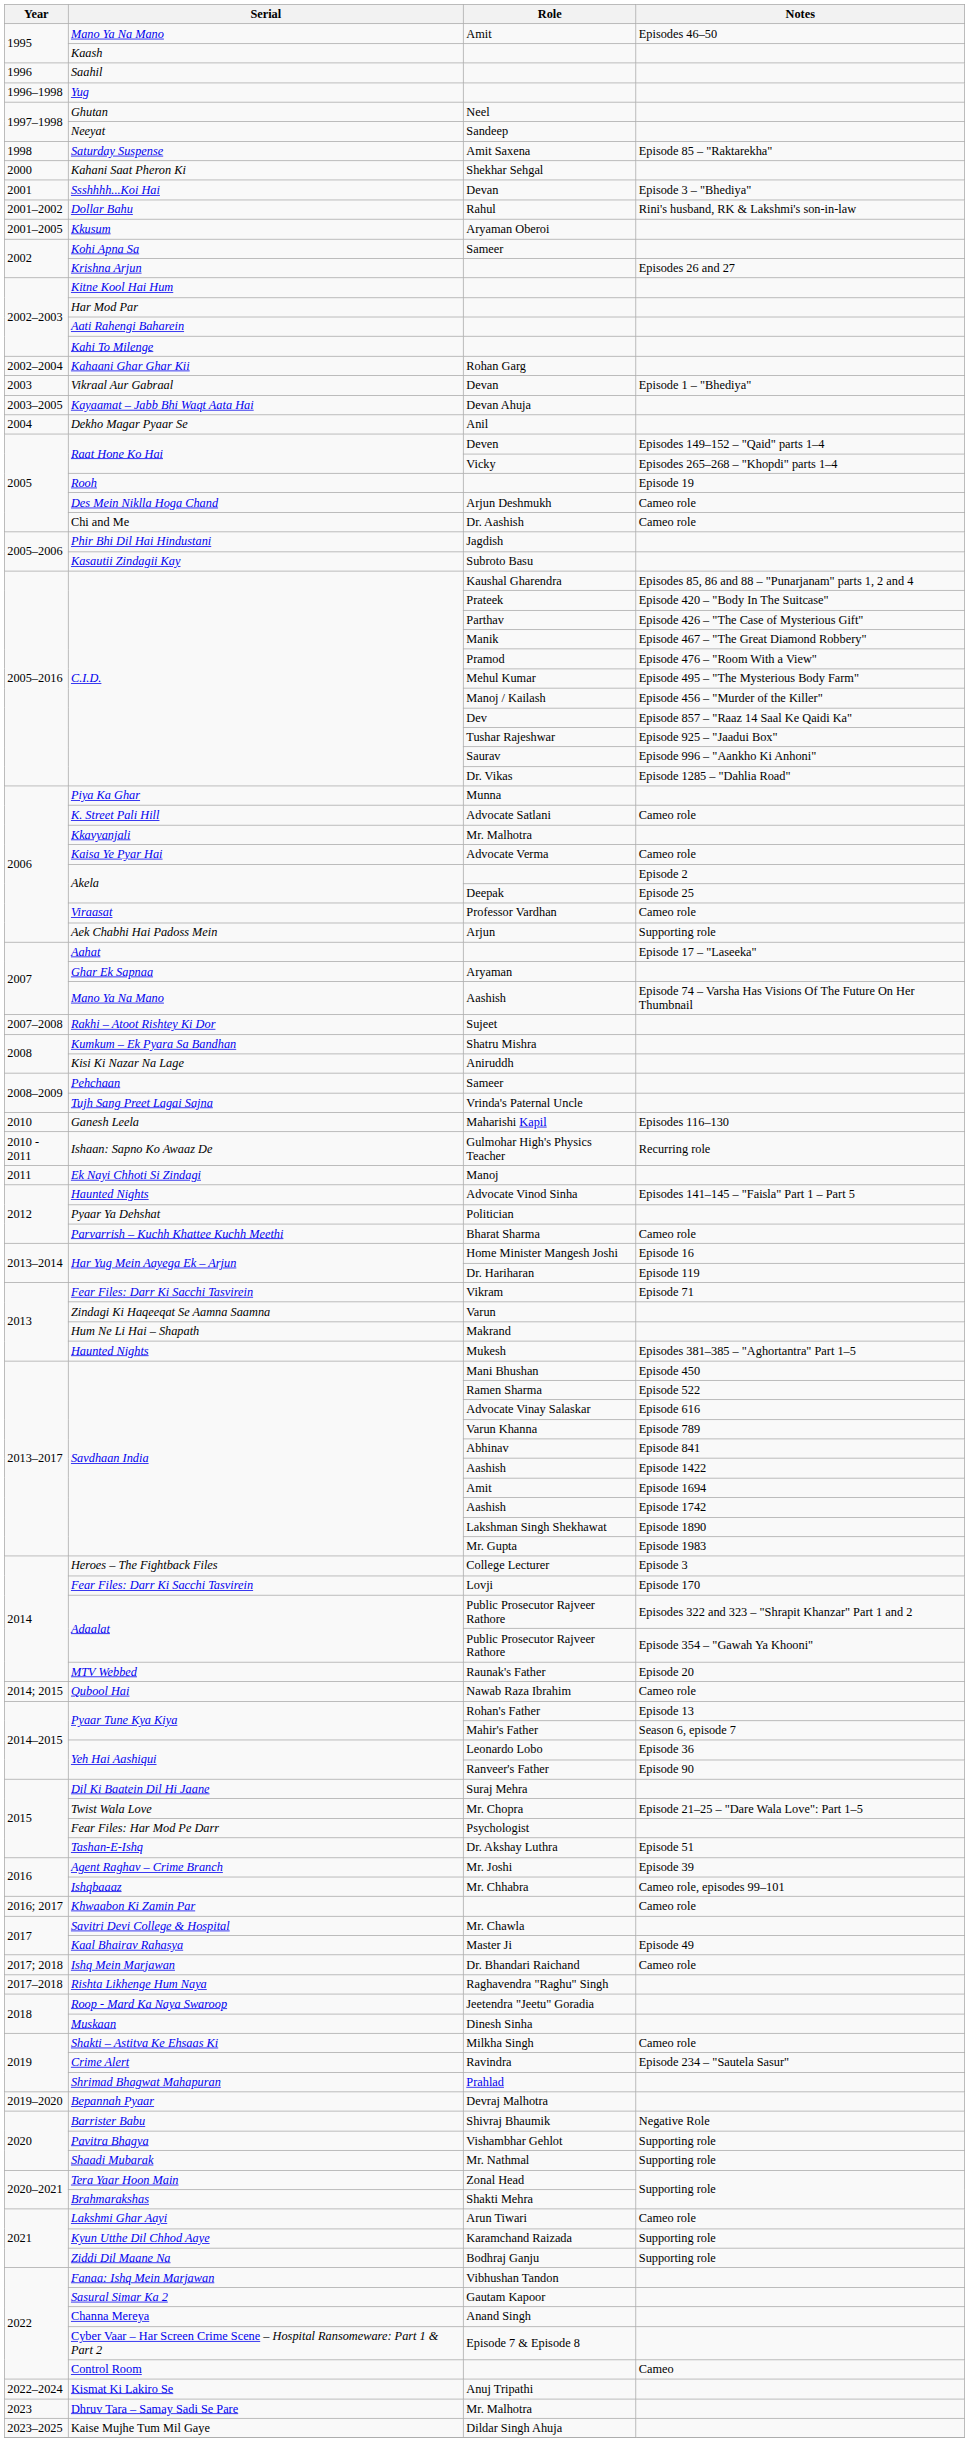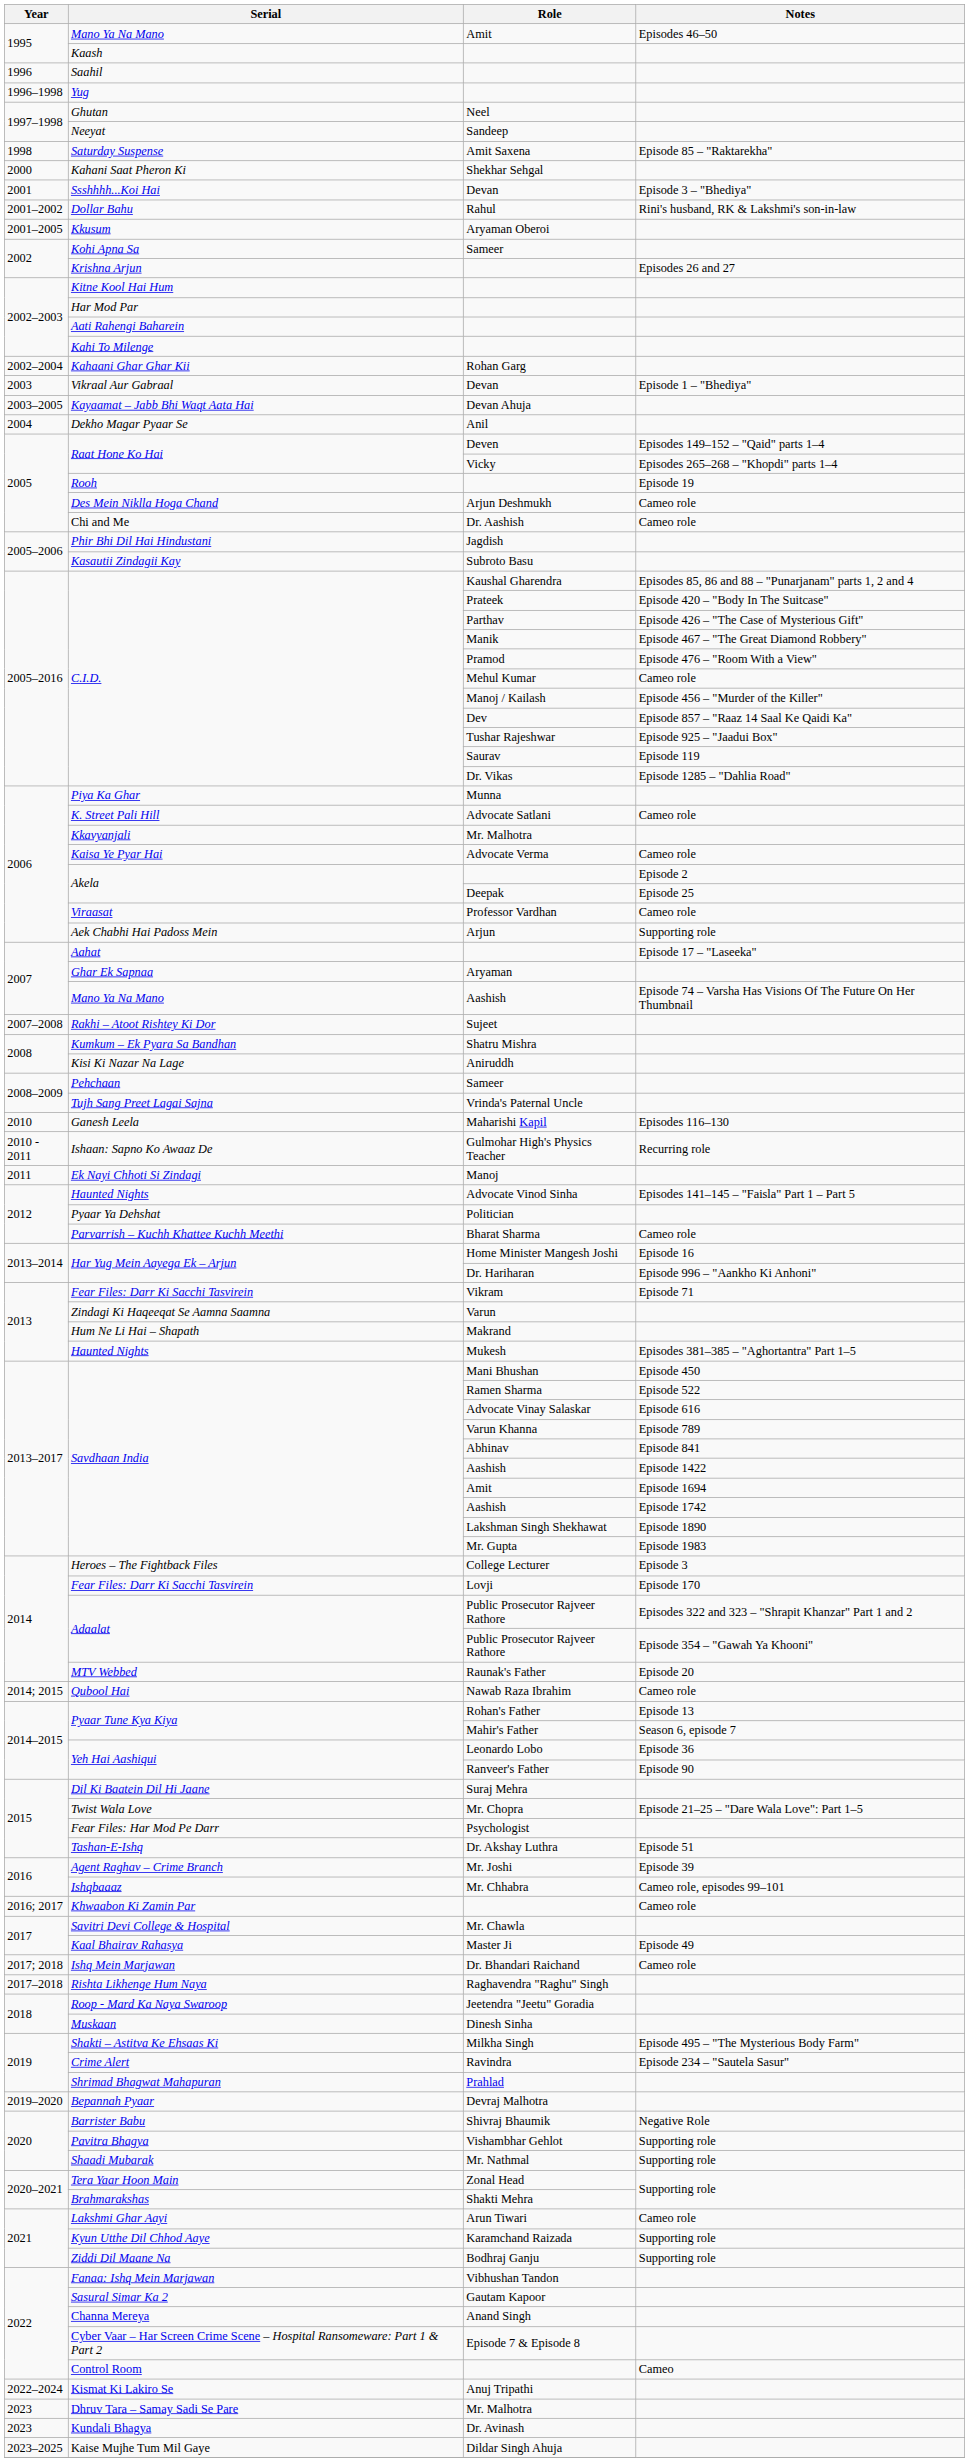(749, 678) Episode 495 – "The Mysterious Body Farm" -> (667, 678) Cameo role
(727, 756) Episode 996 – "Aankho Ki Anhoni" -> (669, 756) Episode 119
(669, 1272) Episode 119 -> (727, 1272) Episode 996 – "Aankho Ki Anhoni"
(667, 2043) Cameo role -> (749, 2043) Episode 495 – "The Mysterious Body Farm"
+ row: (111, 2428)
